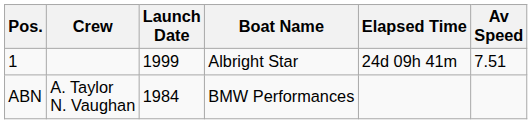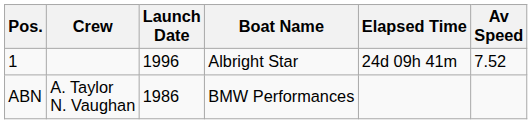(161, 61) 1999 -> (161, 61) 1996
(490, 61) 7.51 -> (490, 61) 7.52
(161, 96) 1984 -> (161, 96) 1986
